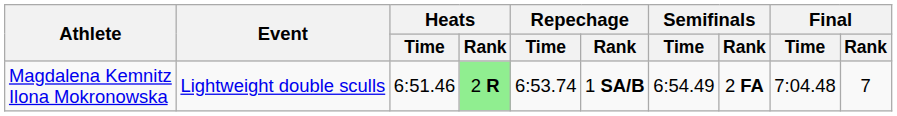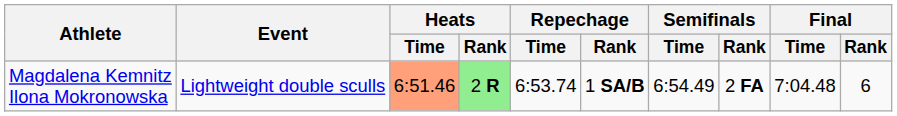(425, 86) no background -> (425, 86) lightsalmon background
(866, 86) 7 -> (866, 86) 6
